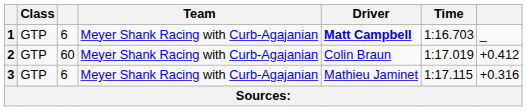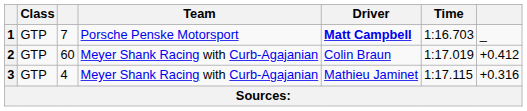(64, 34) 6 -> (64, 34) 7
(199, 34) Meyer Shank Racing with Curb-Agajanian -> (160, 34) Porsche Penske Motorsport
(64, 75) 6 -> (64, 75) 4
